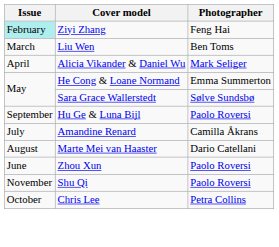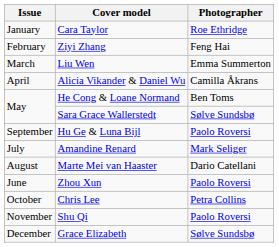+ row: (83, 30)
(26, 30) paleturquoise background -> (26, 47) no background
(212, 47) Ben Toms -> (231, 64) Emma Summerton
(218, 64) Mark Seliger -> (224, 81) Camilla Åkrans
(231, 81) Emma Summerton -> (212, 98) Ben Toms
(224, 132) Camilla Åkrans -> (218, 149) Mark Seliger
rows swapped: (79, 200) <-> (73, 183)
+ row: (92, 234)
